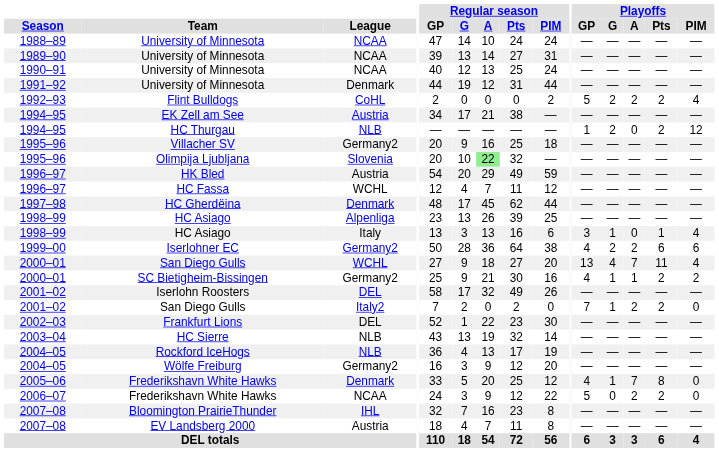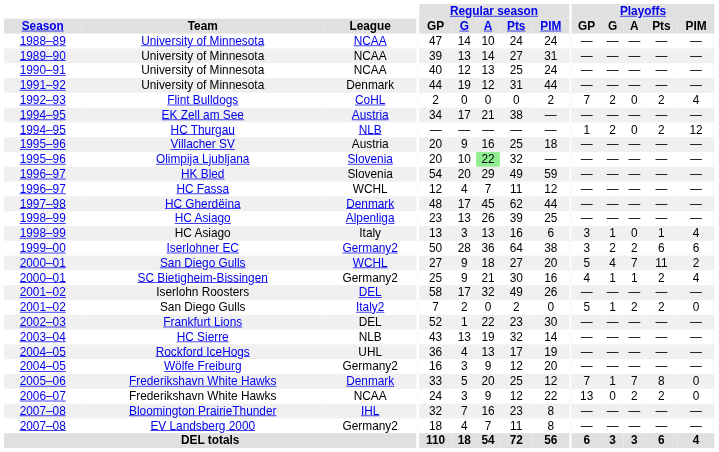(587, 100) 5 -> (587, 100) 7
(634, 100) 2 -> (634, 100) 0
(370, 144) Germany2 -> (370, 144) Austria
(370, 174) Austria -> (370, 174) Slovenia
(587, 248) 4 -> (587, 248) 3
(587, 263) 13 -> (587, 263) 5
(696, 263) 4 -> (696, 263) 2
(696, 277) 2 -> (696, 277) 4
(587, 307) 7 -> (587, 307) 5
(370, 351) NLB -> (370, 351) UHL
(587, 381) 4 -> (587, 381) 7
(587, 396) 5 -> (587, 396) 13
(370, 425) Austria -> (370, 425) Germany2
